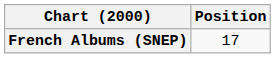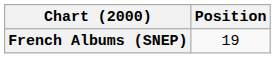(231, 41) 17 -> (231, 41) 19
